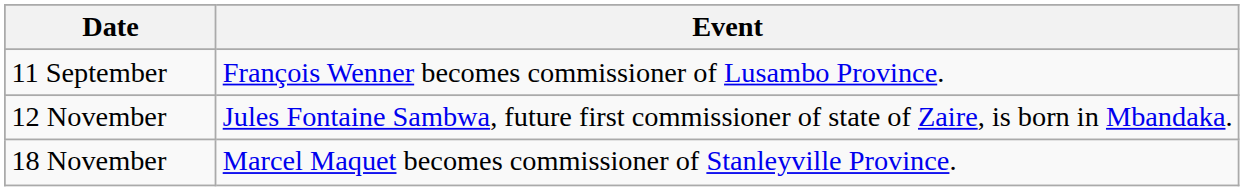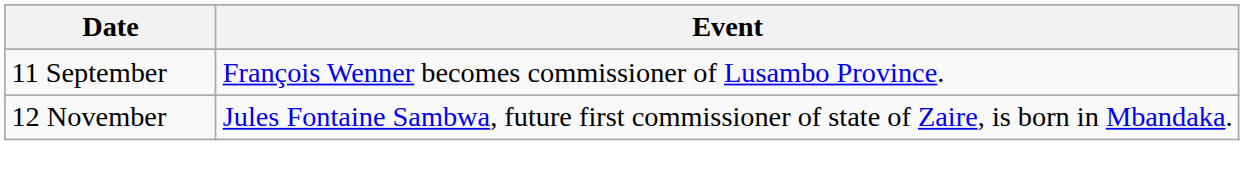- row: (89, 161)
